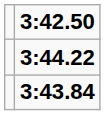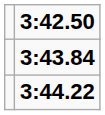rows swapped: (57, 92) <-> (57, 57)
